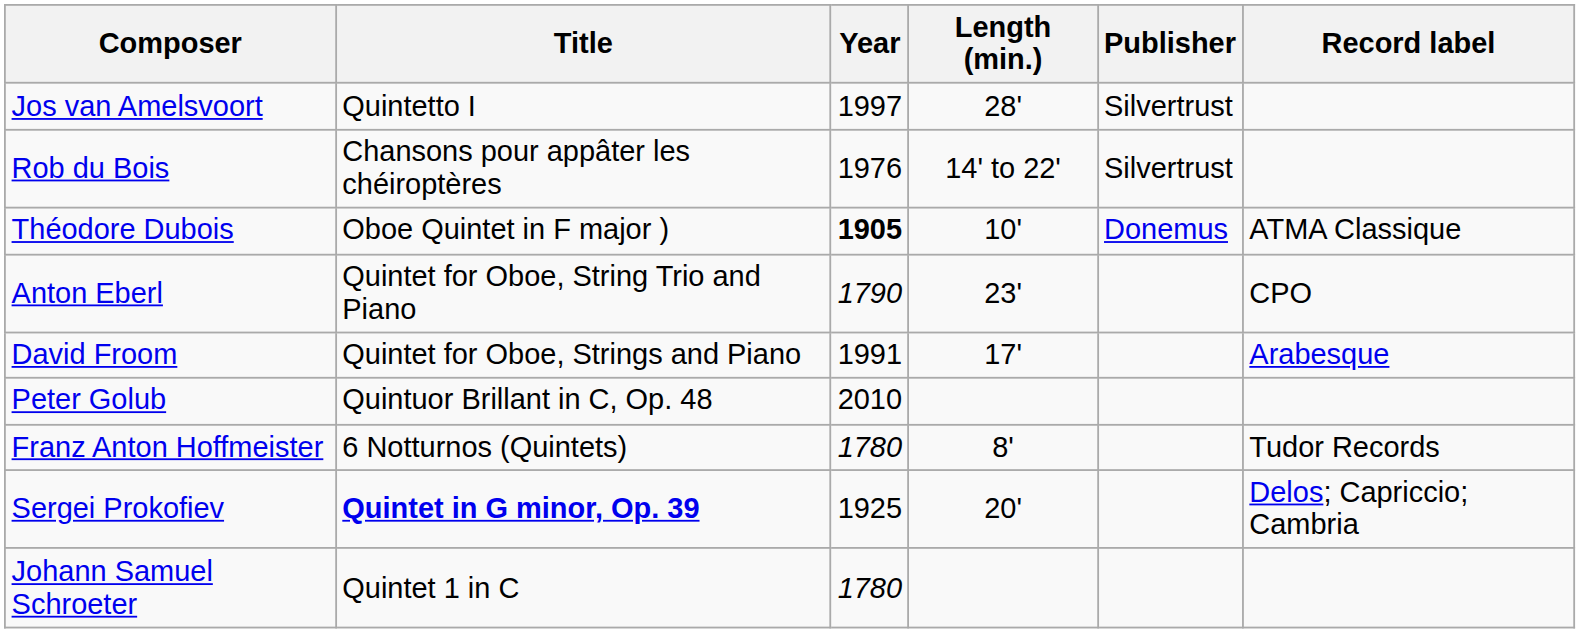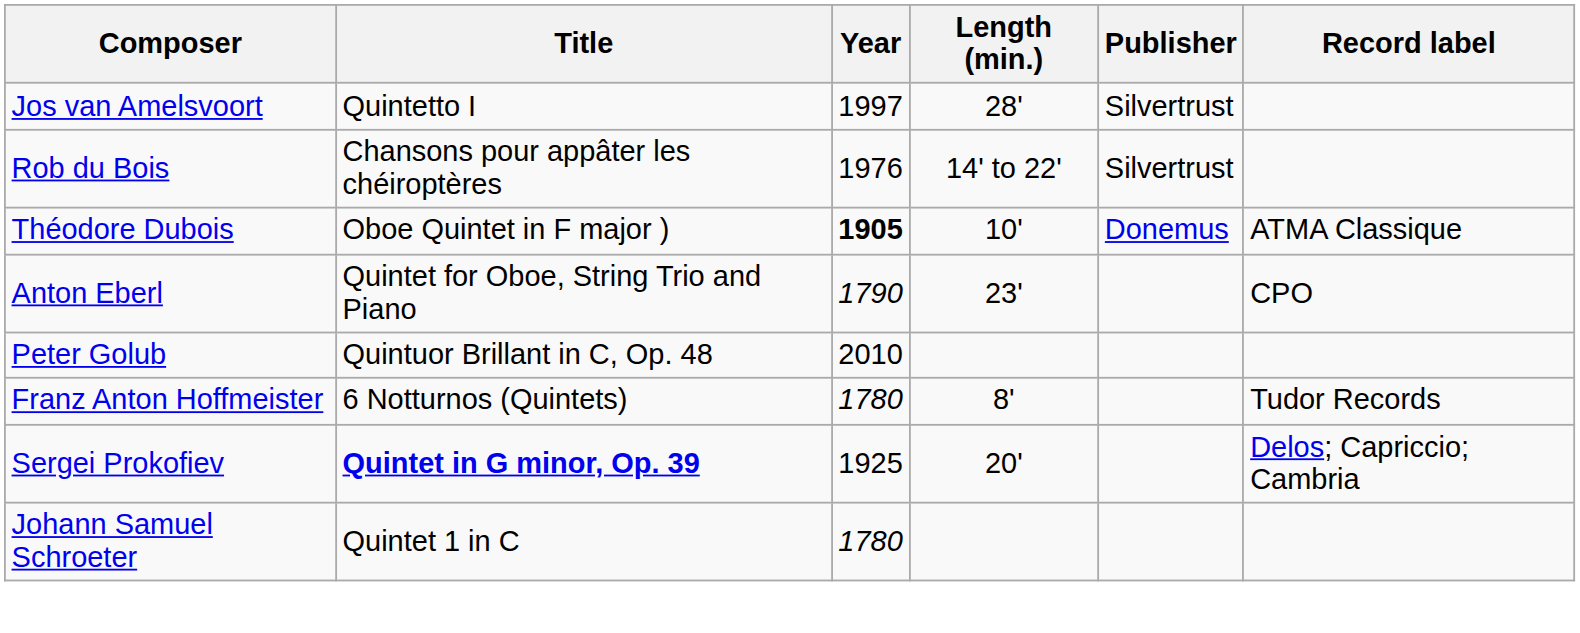- row: (94, 354)
